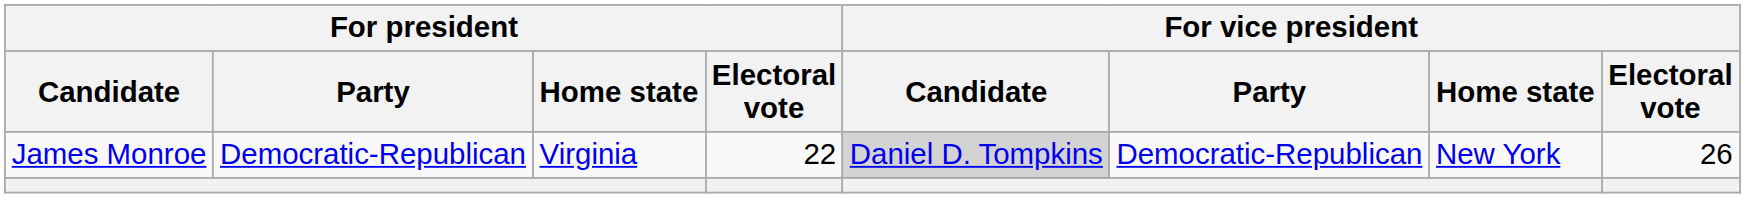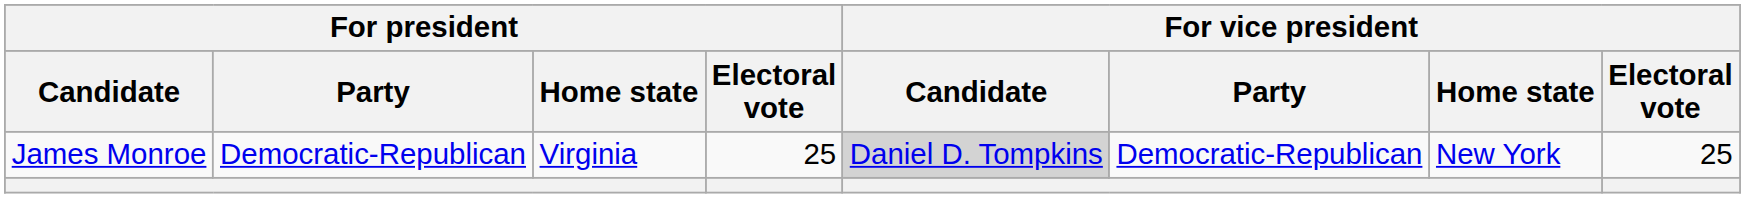(820, 154) 22 -> (820, 154) 25
(1716, 154) 26 -> (1716, 154) 25
